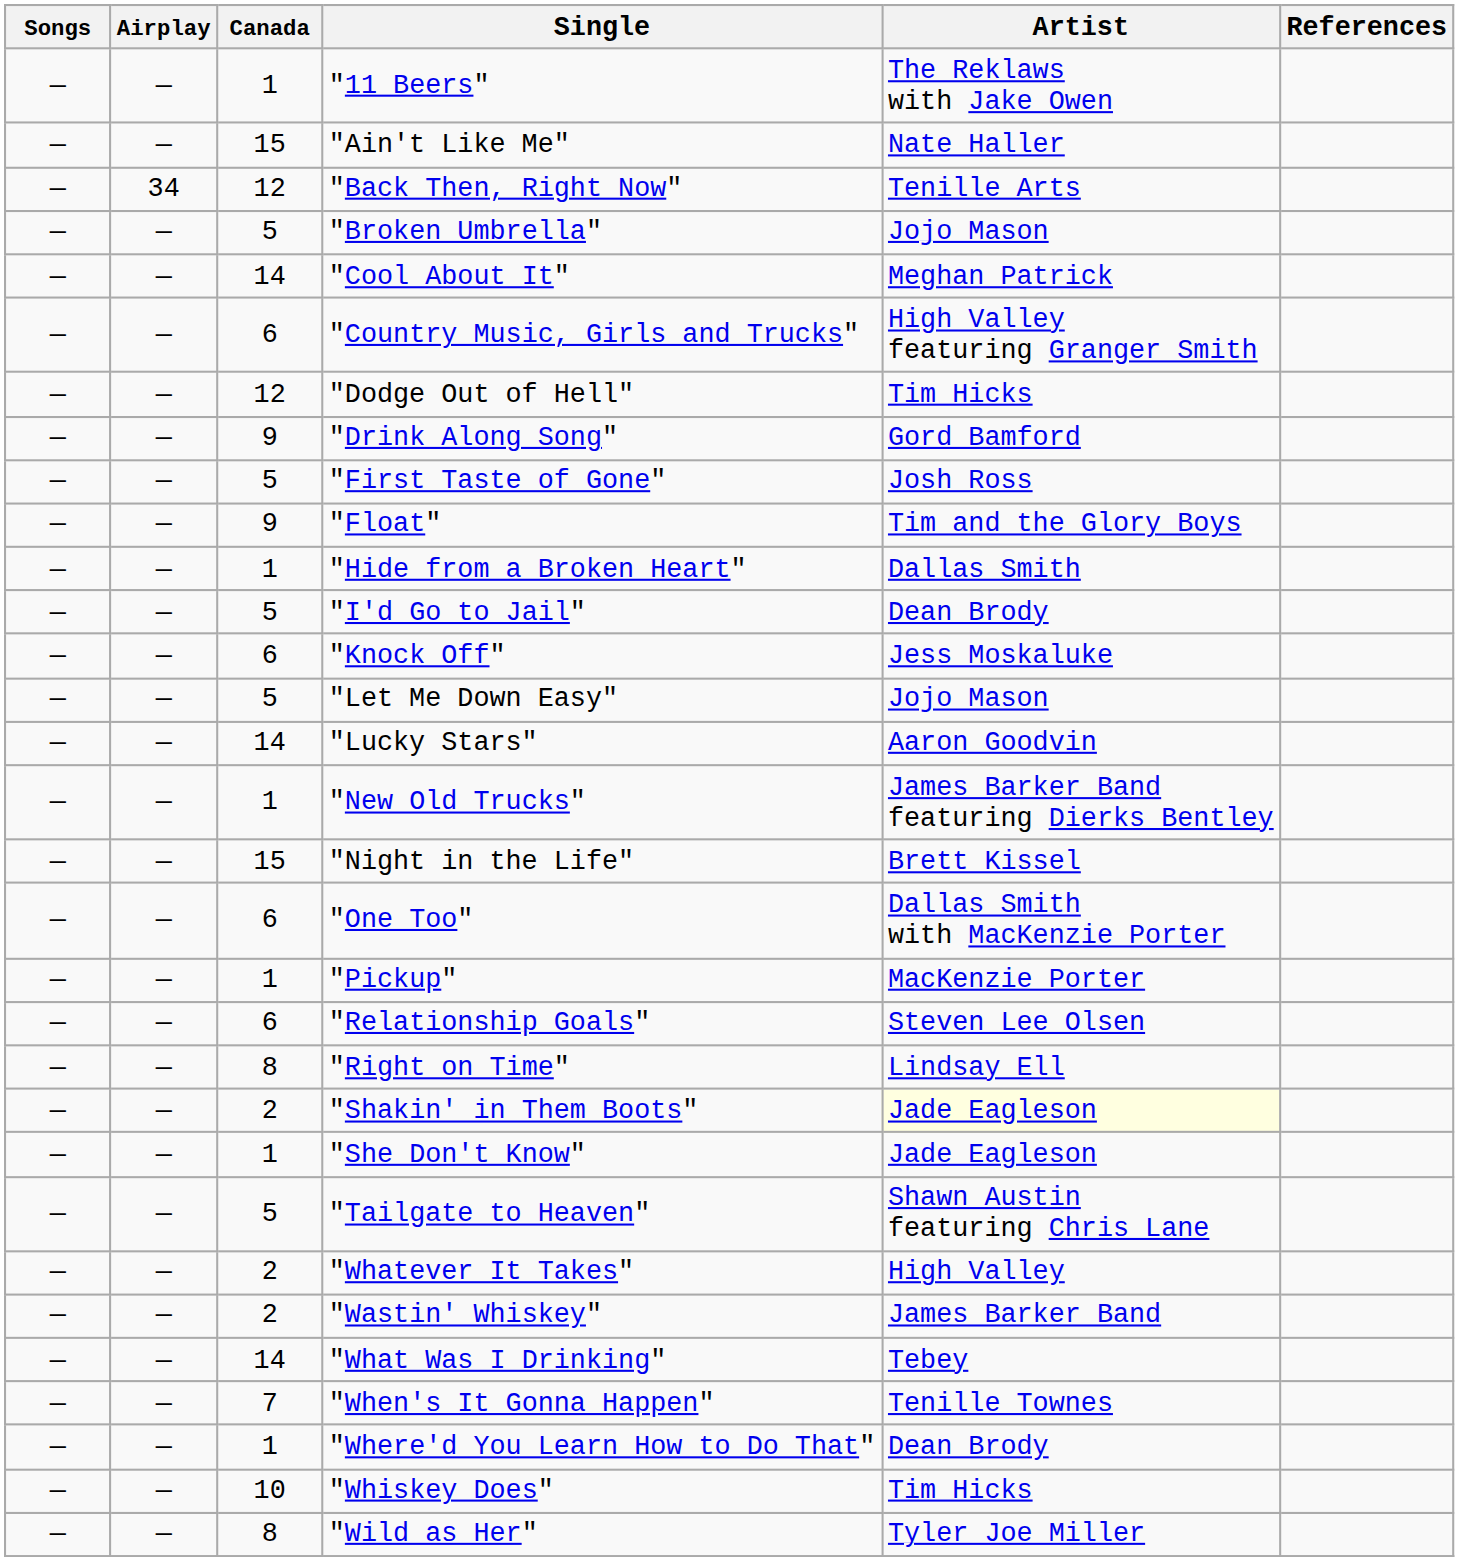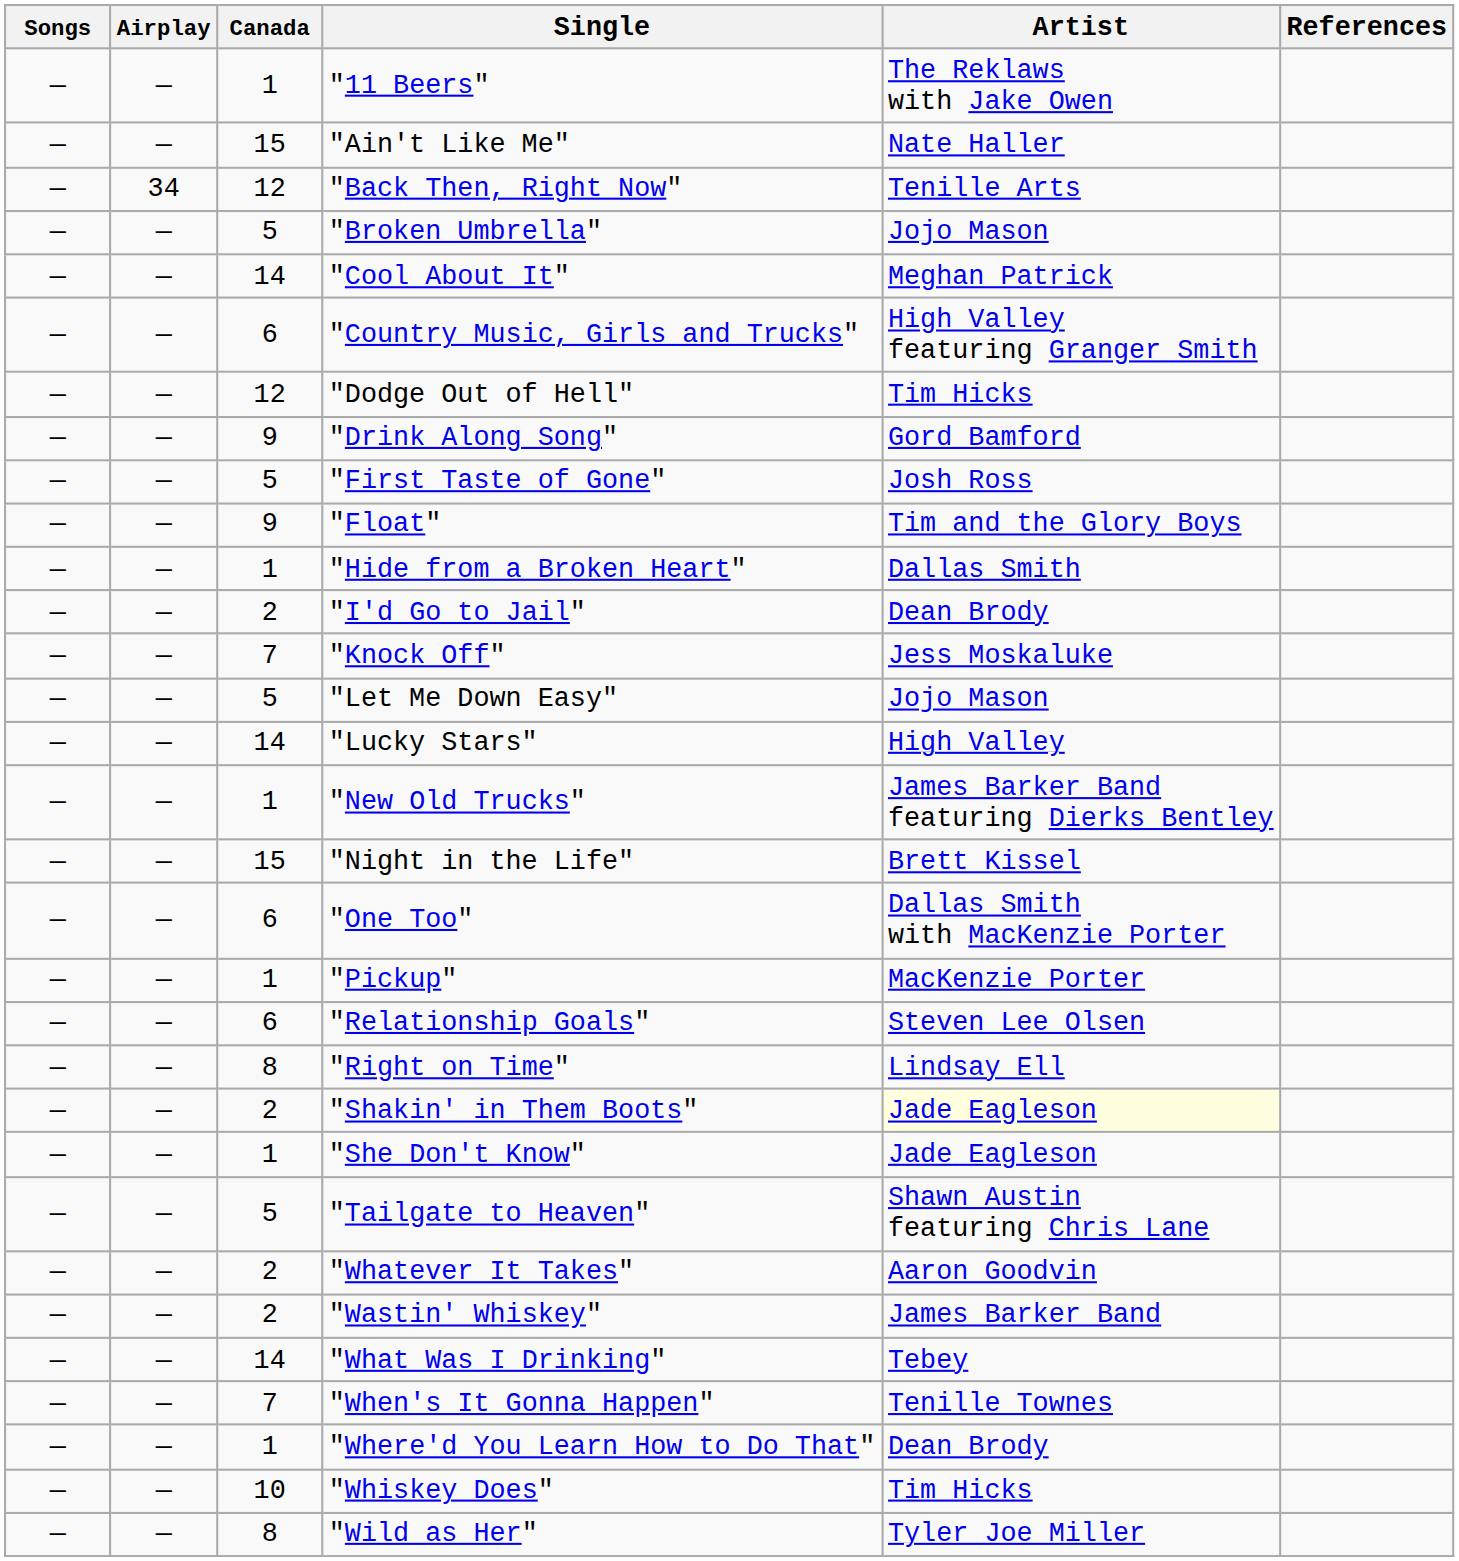(270, 612) 5 -> (270, 612) 2
(270, 656) 6 -> (270, 656) 7
(992, 743) Aaron Goodvin -> (976, 743) High Valley
(976, 1273) High Valley -> (992, 1273) Aaron Goodvin
